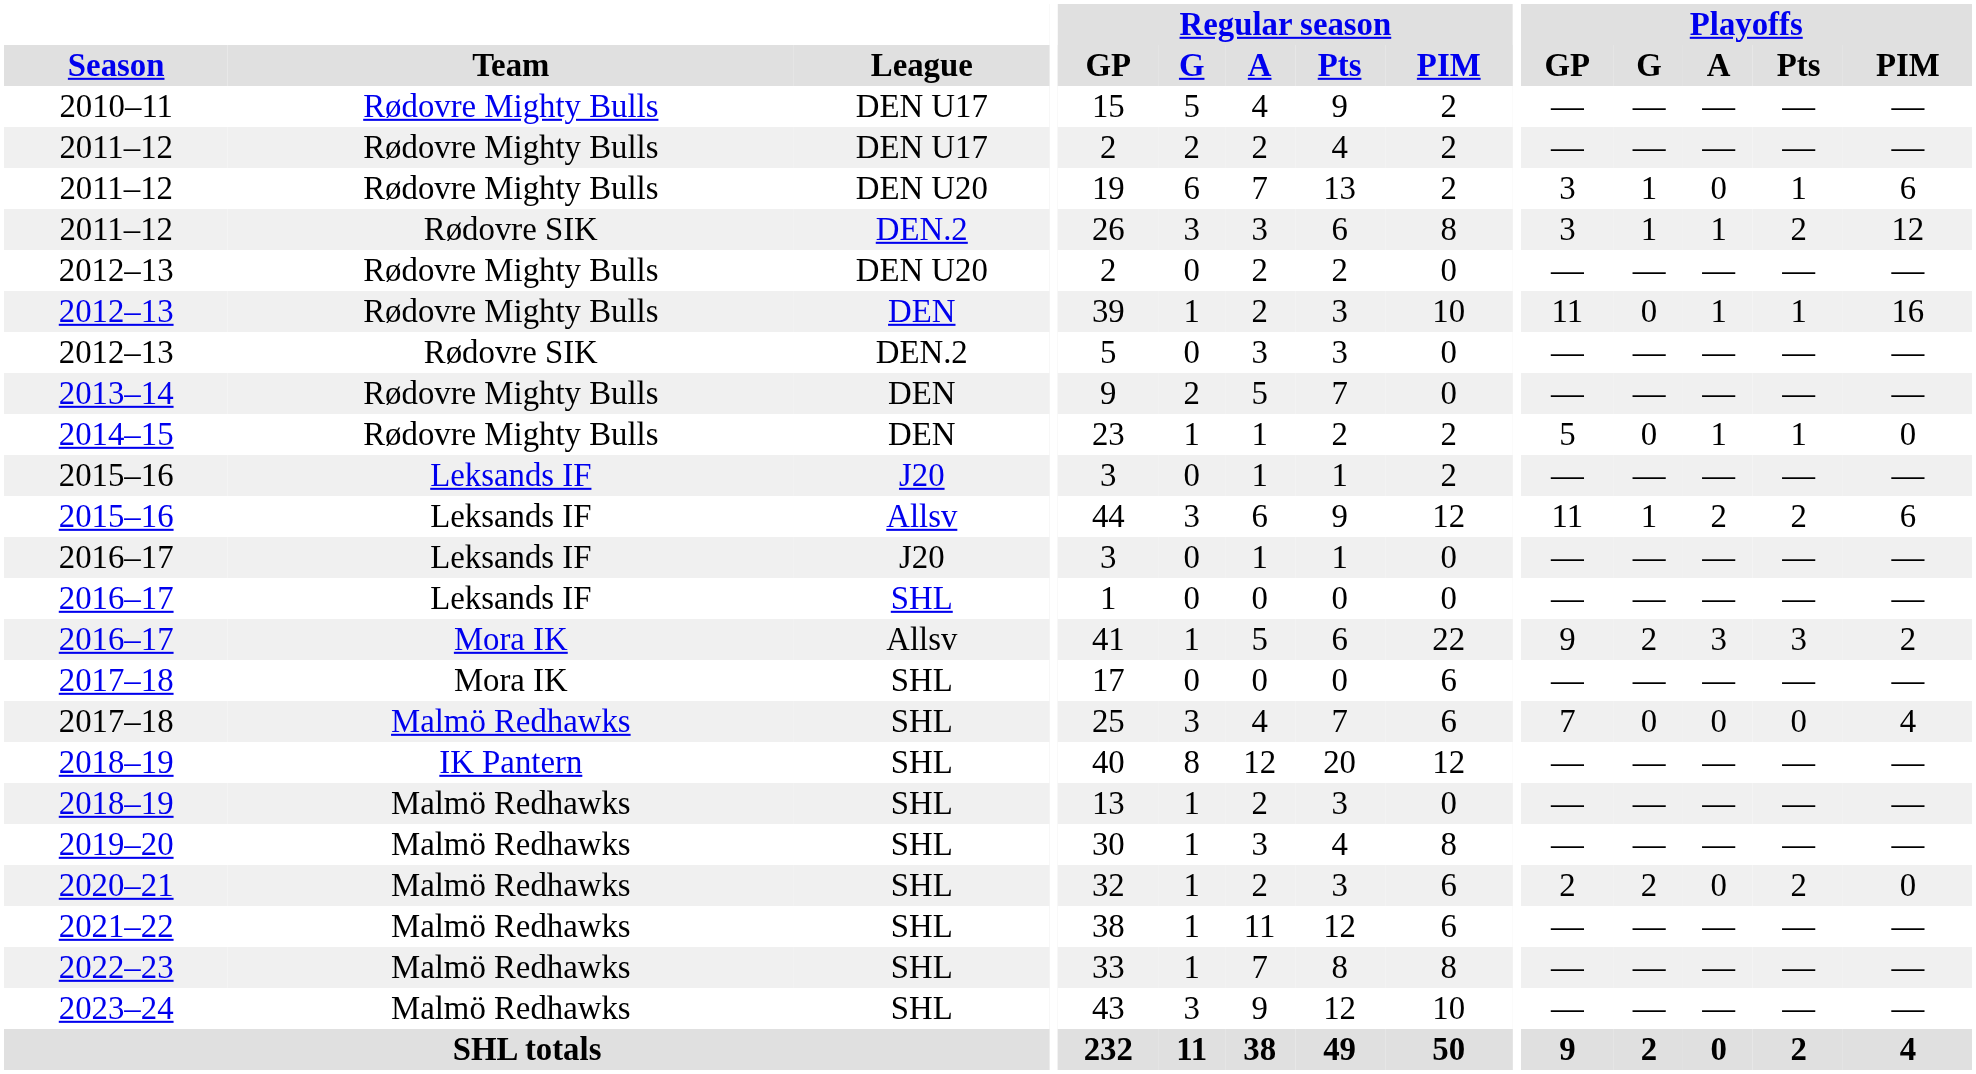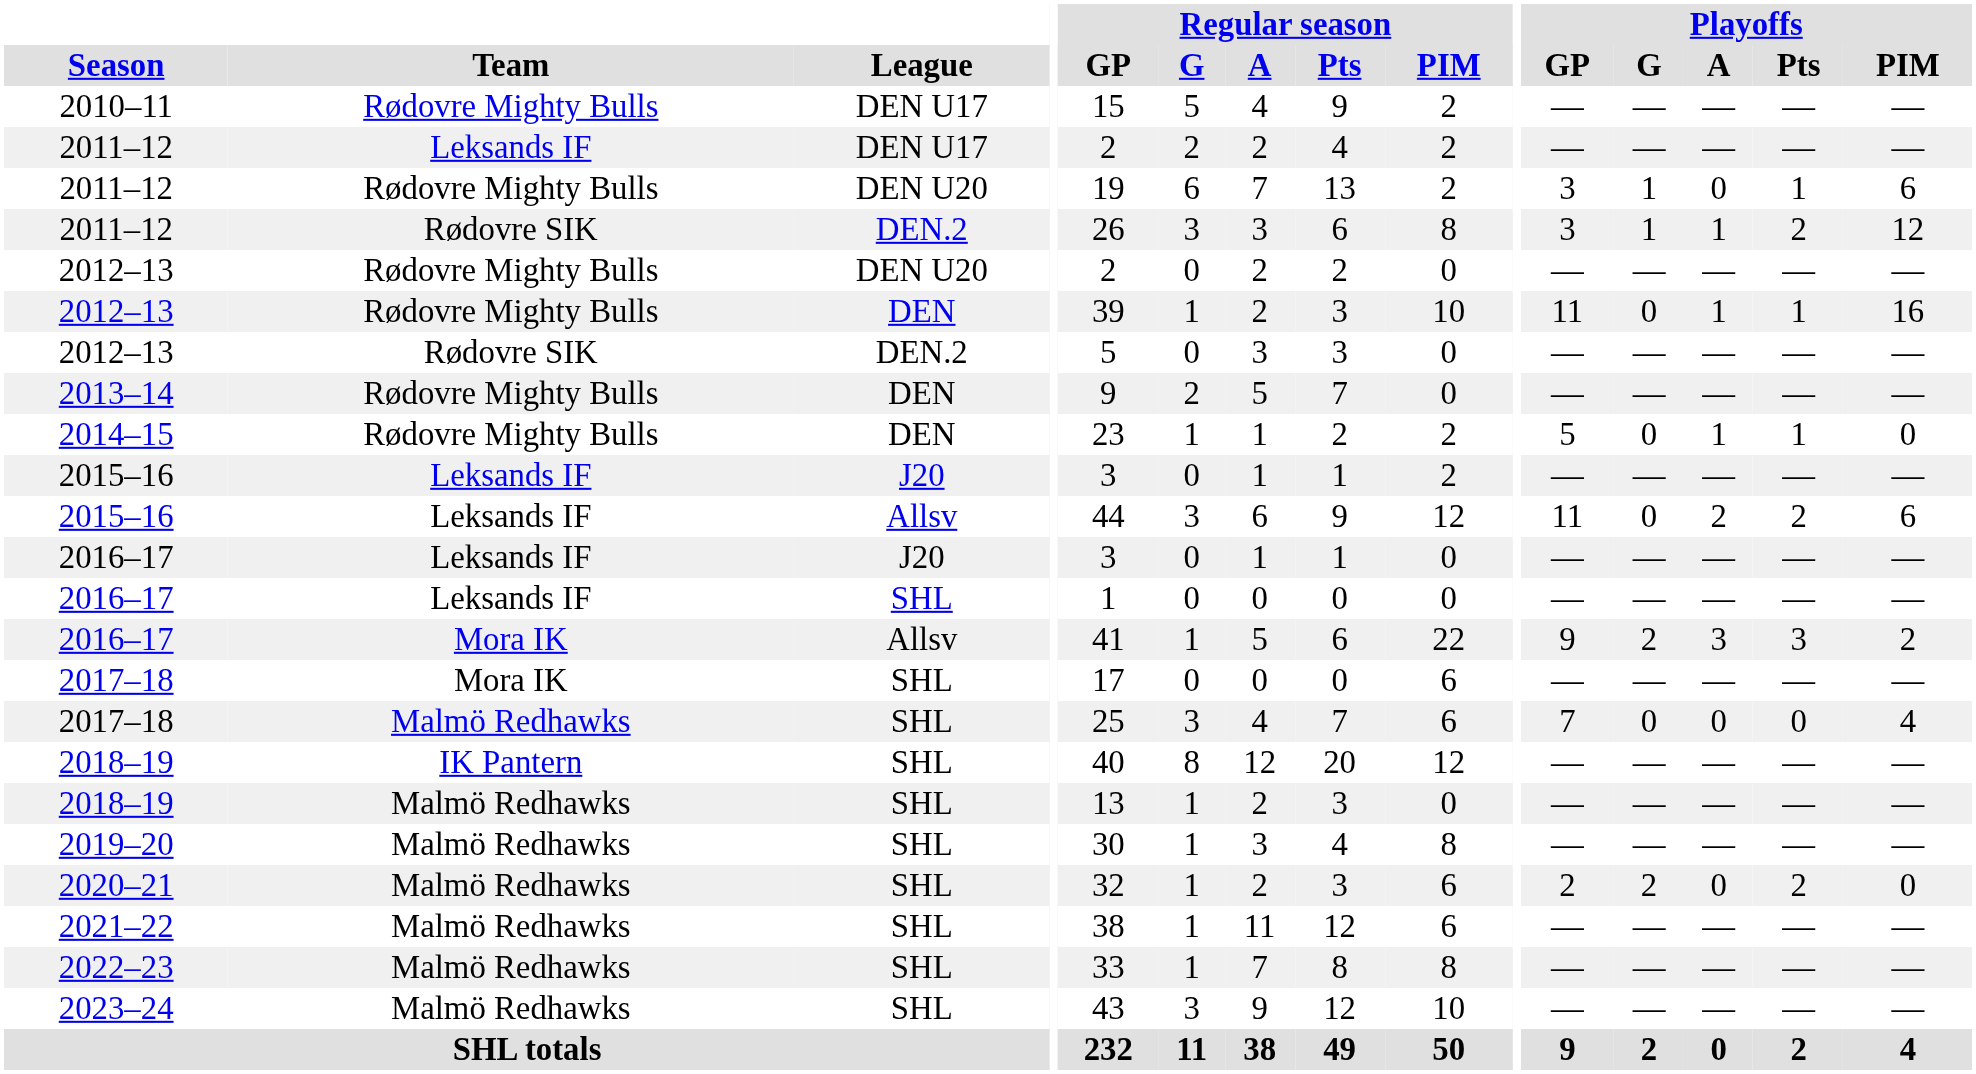(511, 146) Rødovre Mighty Bulls -> (511, 146) Leksands IF
(1649, 515) 1 -> (1649, 515) 0
